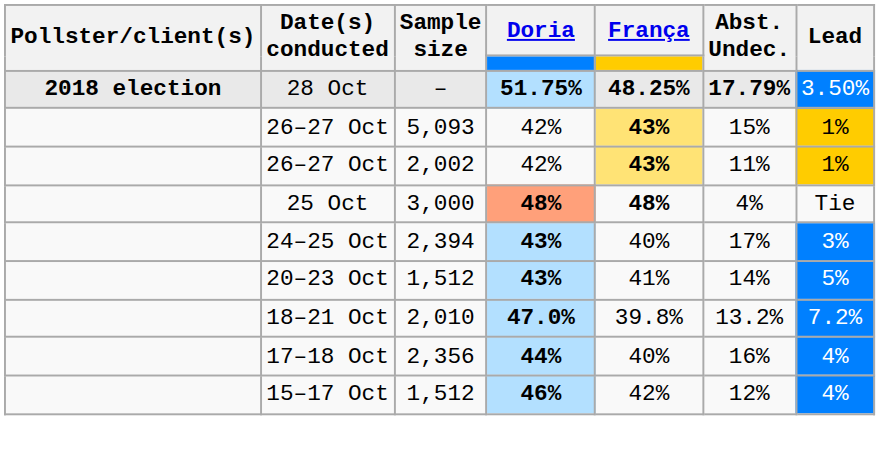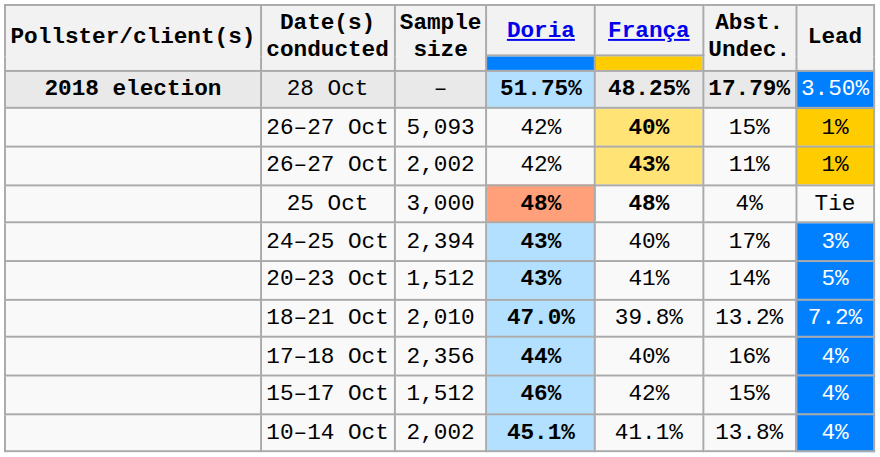(649, 127) 43% -> (649, 127) 40%
(749, 394) 12% -> (749, 394) 15%
+ row: (328, 432)
